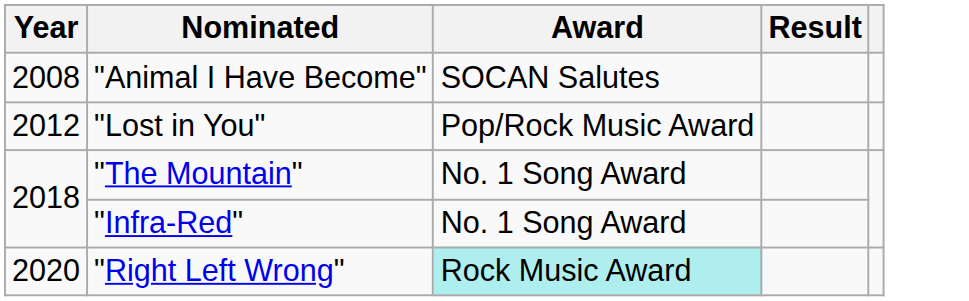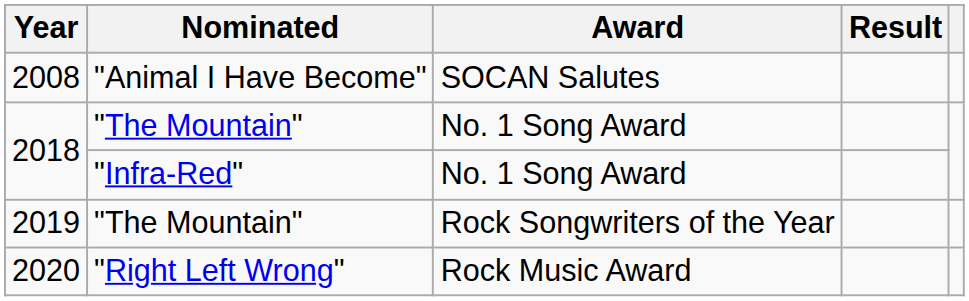- row: (46, 125)
+ row: (46, 222)
(566, 271) paleturquoise background -> (566, 271) no background
